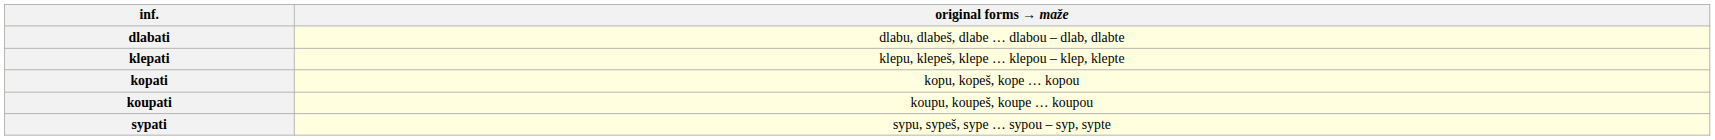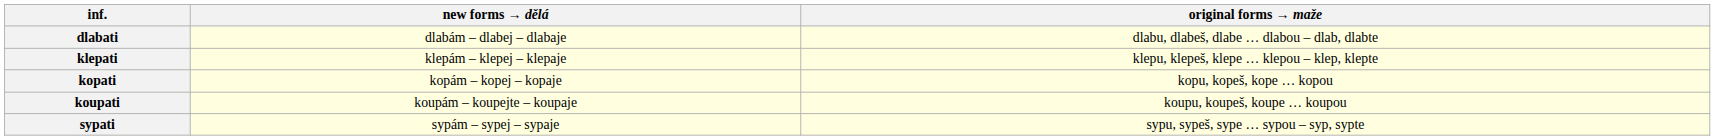+ column: (496, 15)
